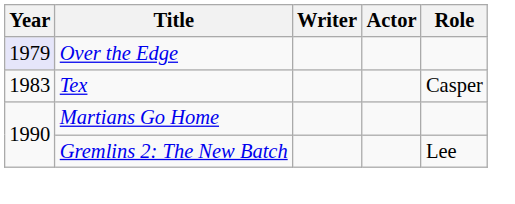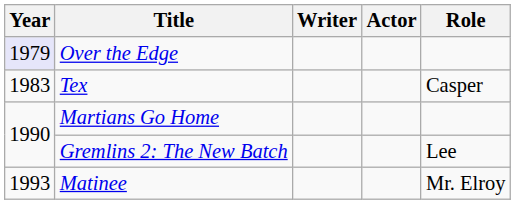+ row: (93, 183)
